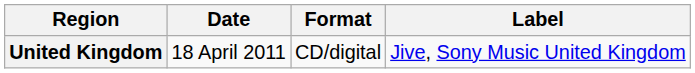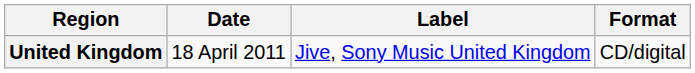columns swapped: (338, 20) <-> (538, 20)
